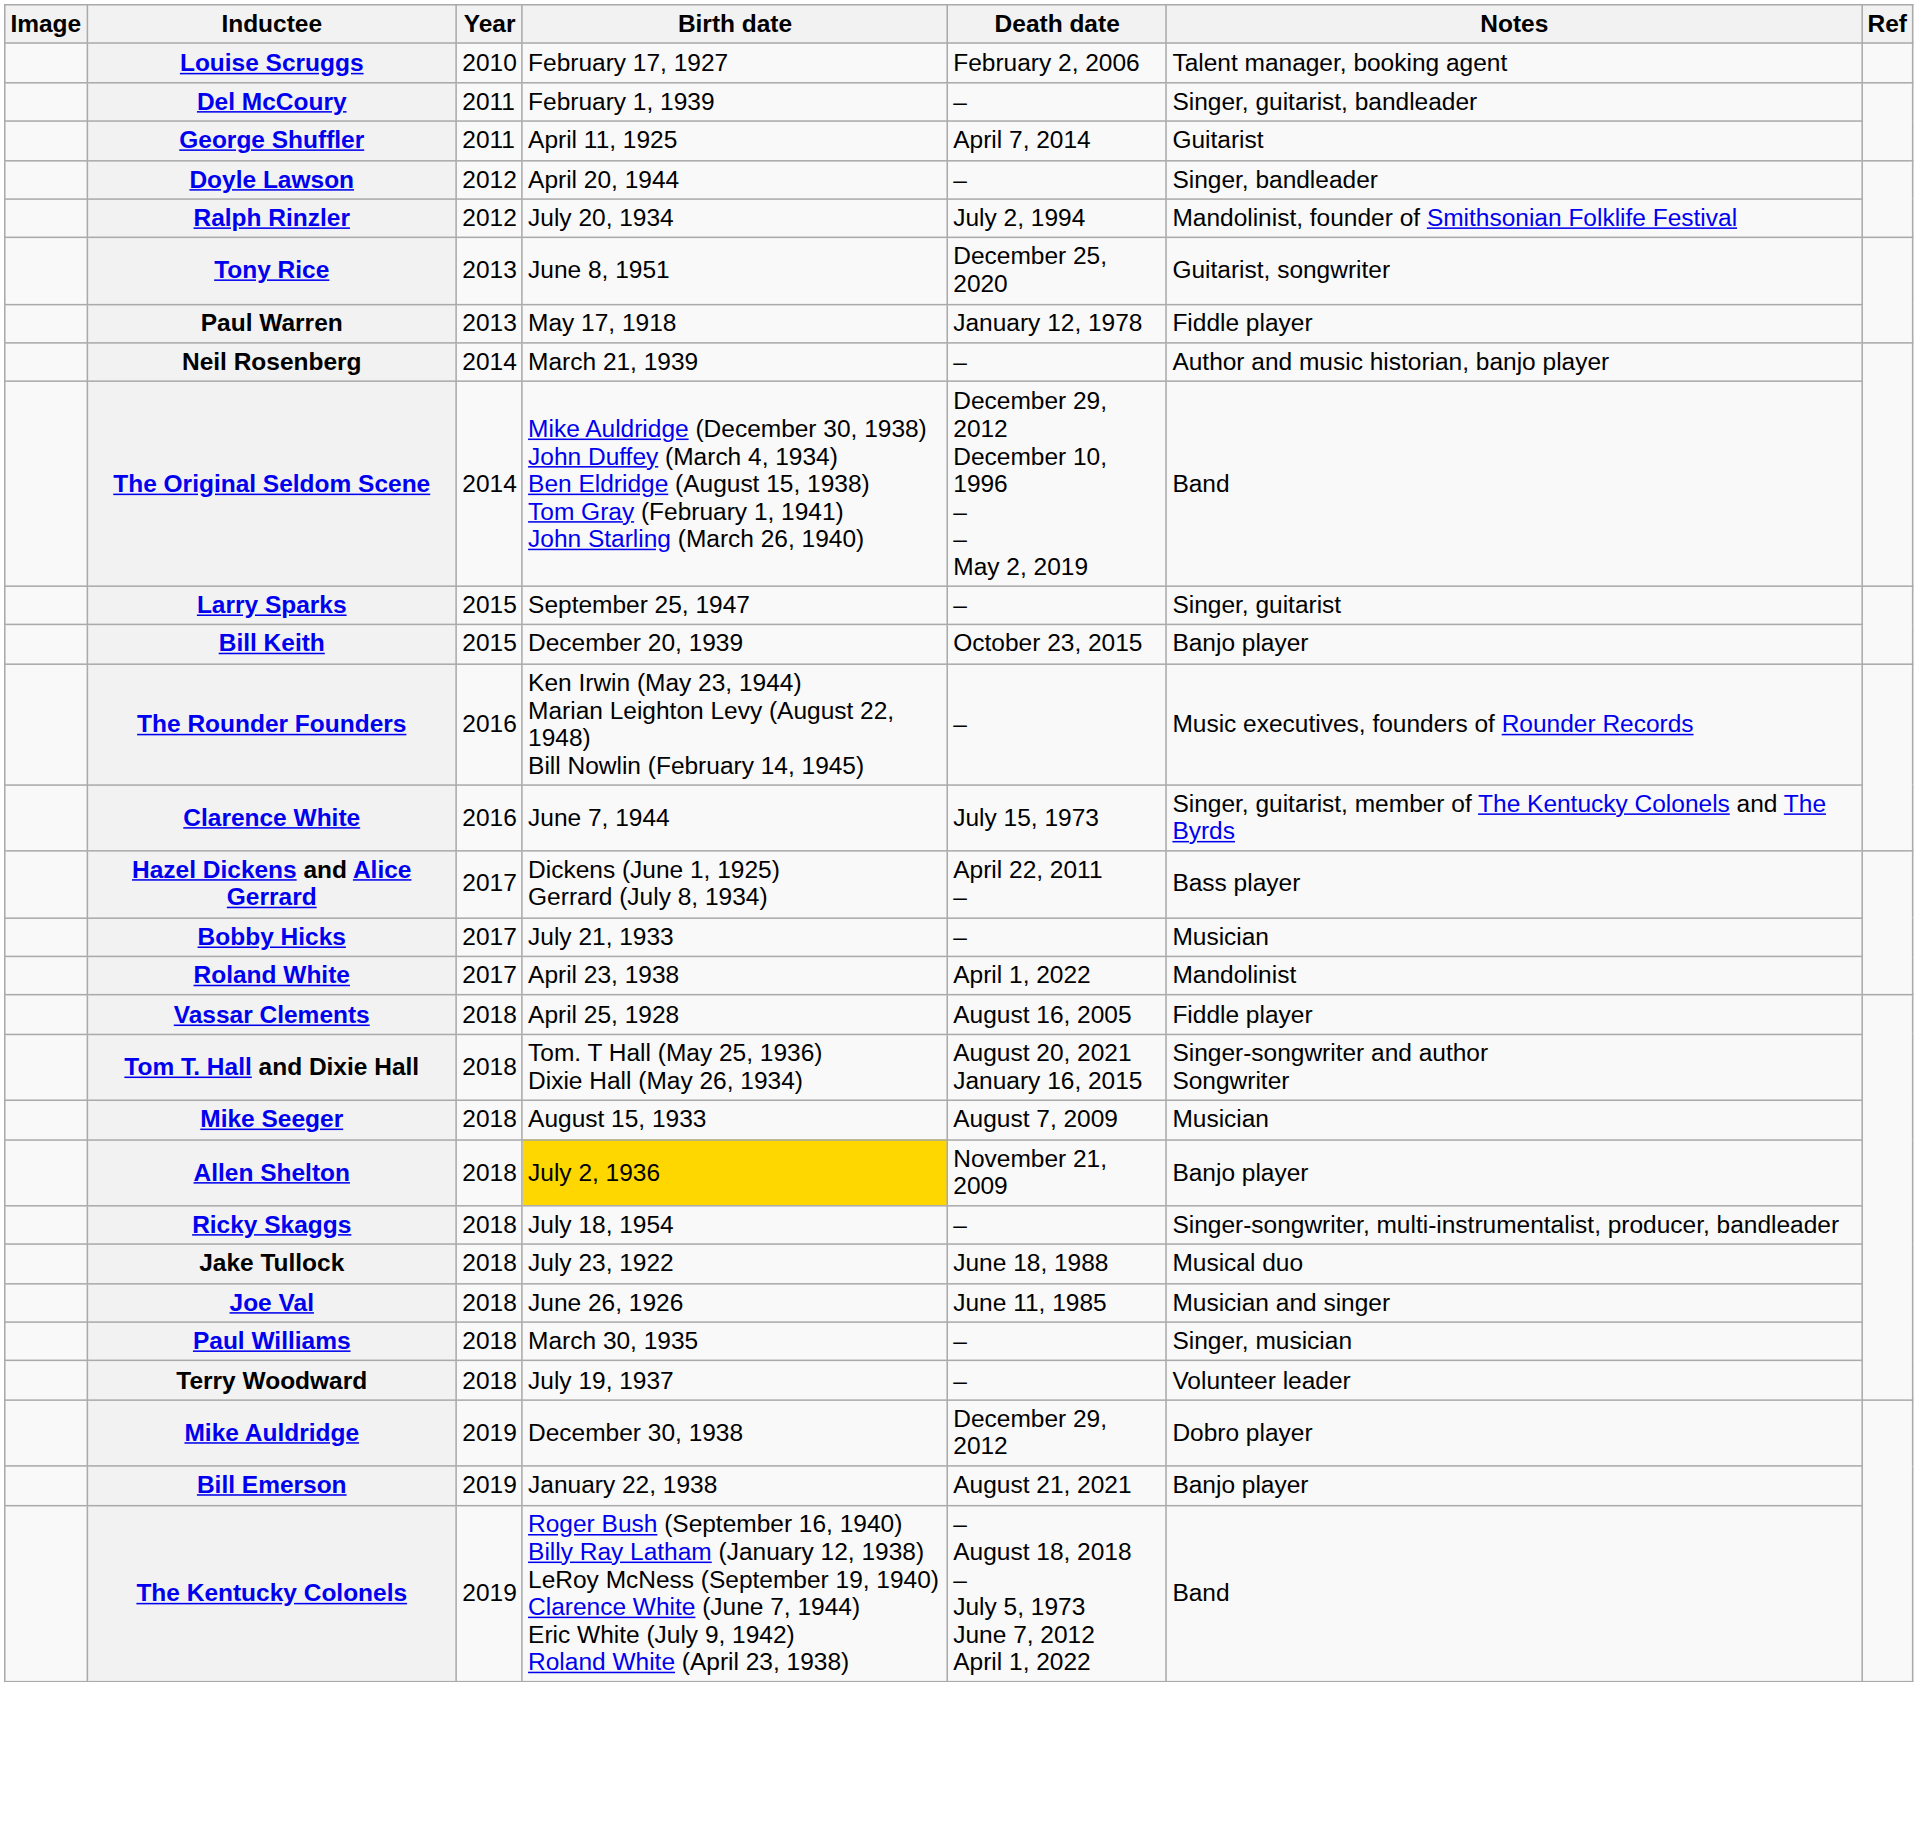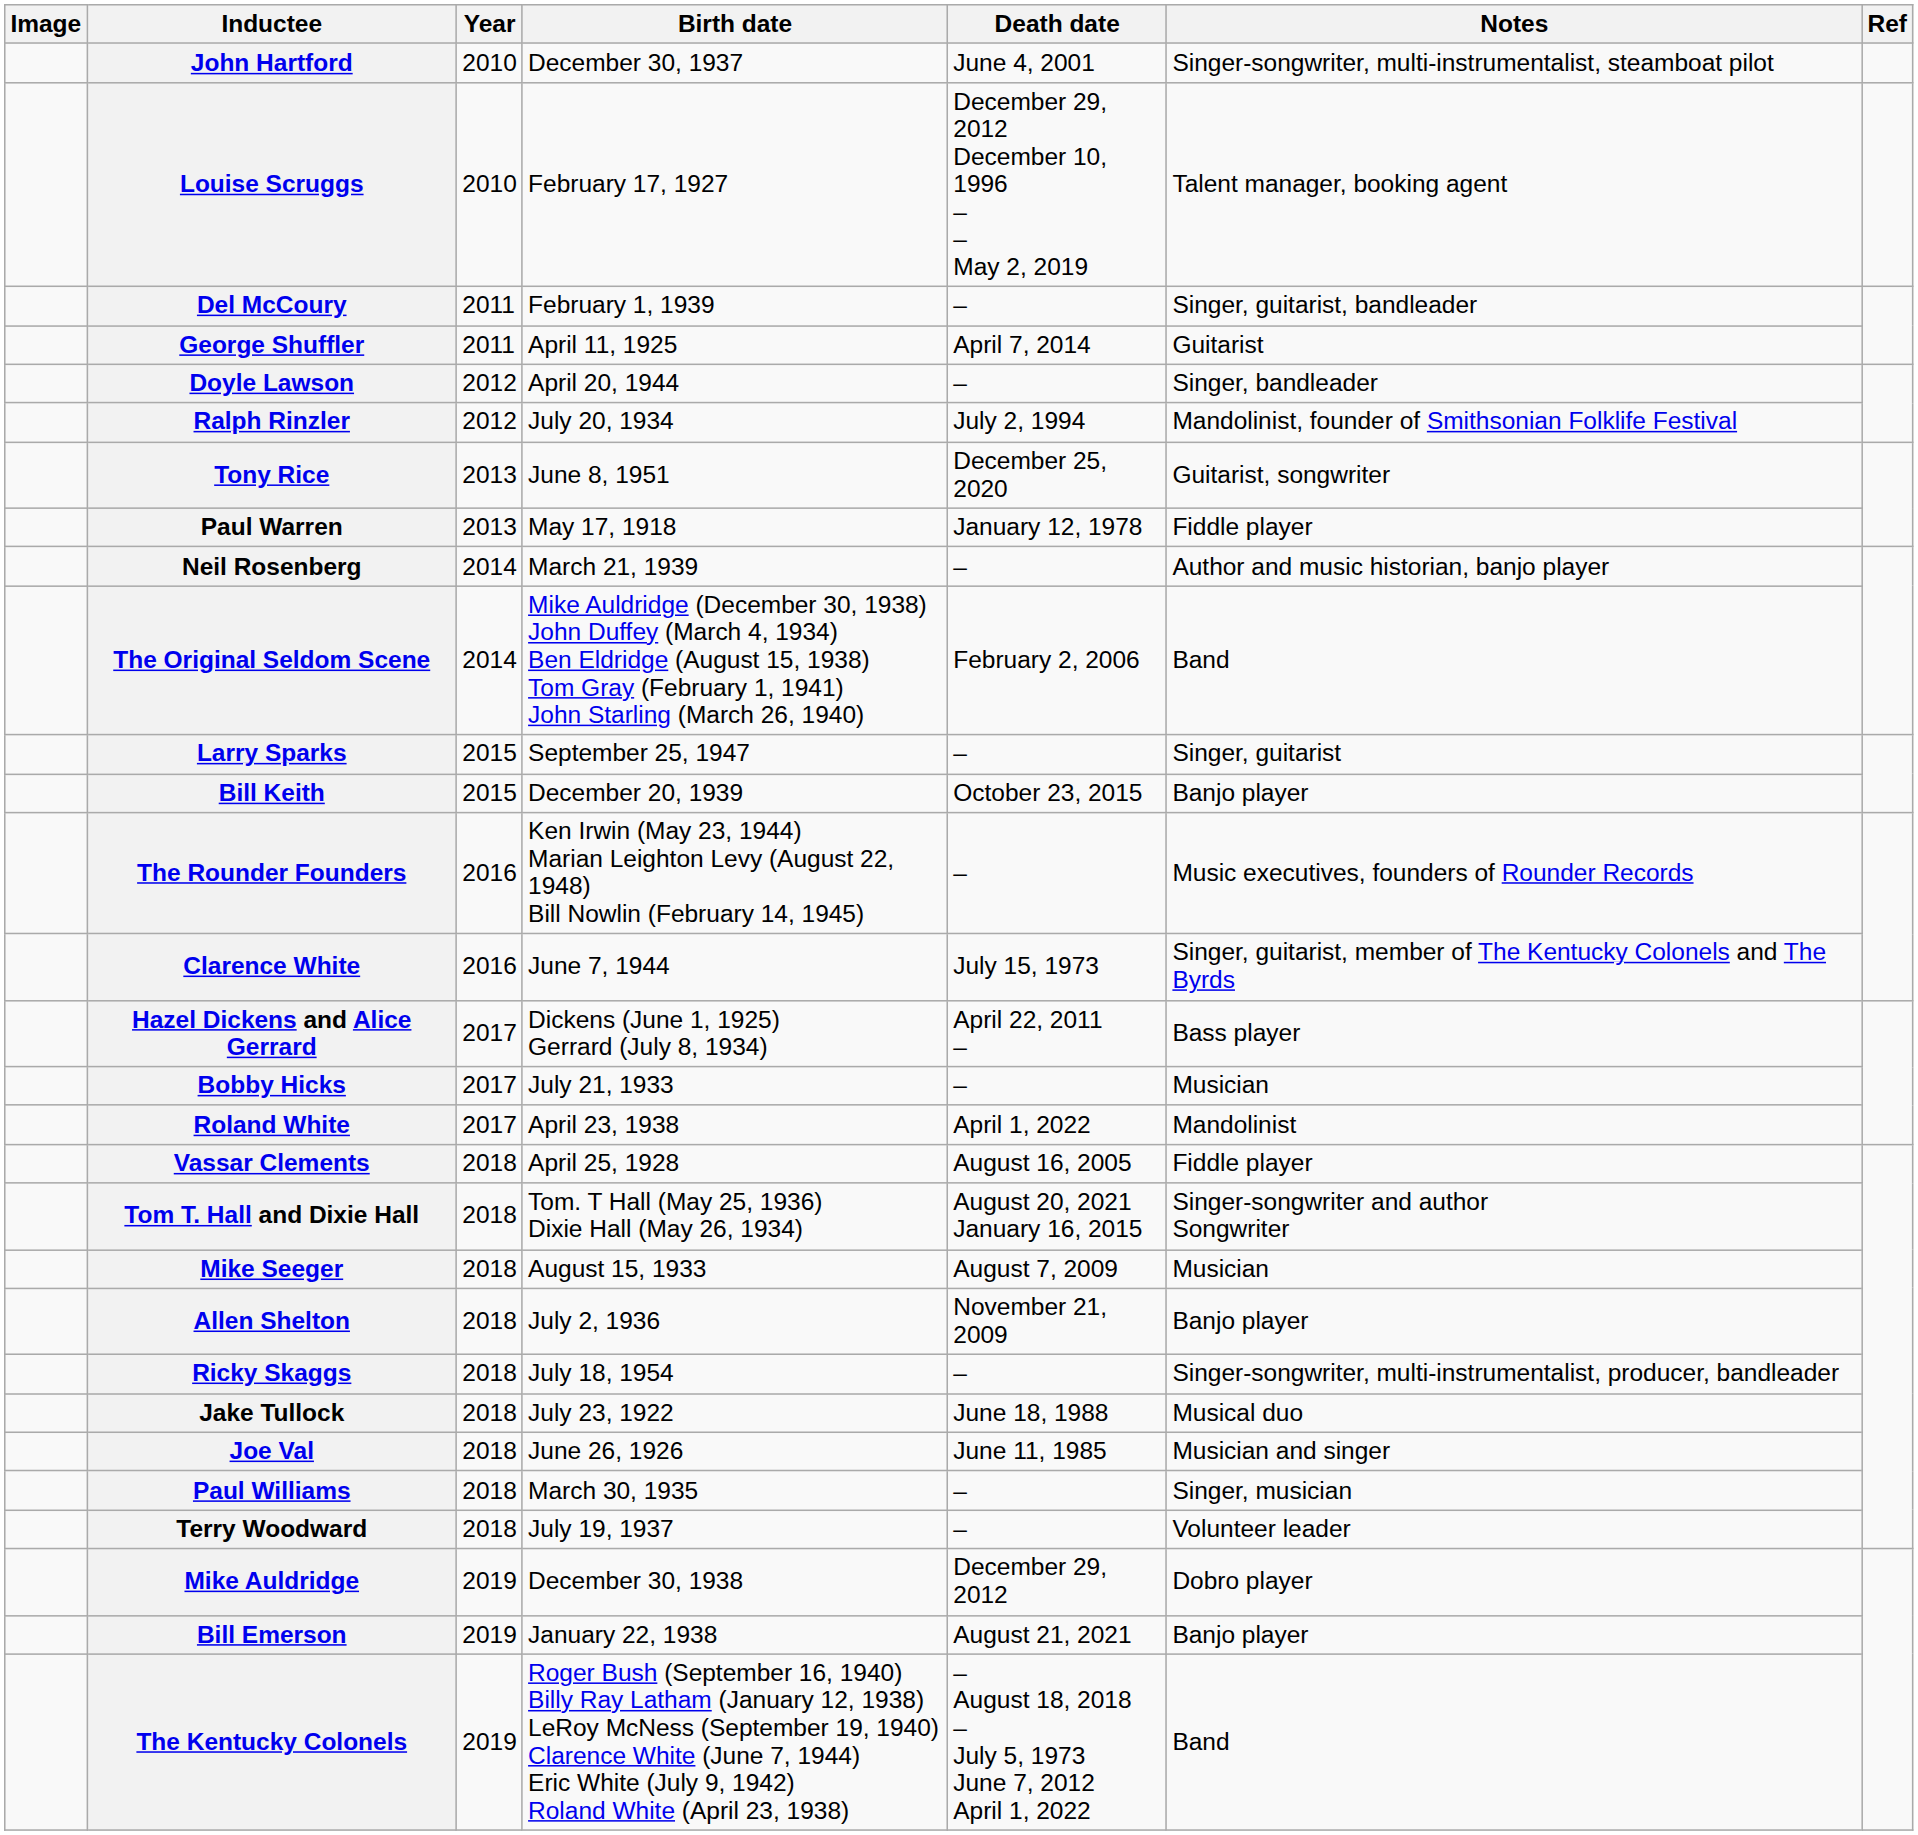+ row: (272, 62)
(1046, 62) February 2, 2006 -> (1030, 184) December 29, 2012 December 10, 1996 – – May 2, 2019
(1030, 483) December 29, 2012 December 10, 1996 – – May 2, 2019 -> (1046, 660) February 2, 2006
(594, 1172) gold background -> (594, 1321) no background
